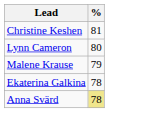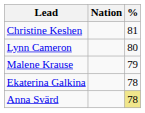+ column: (106, 13)
